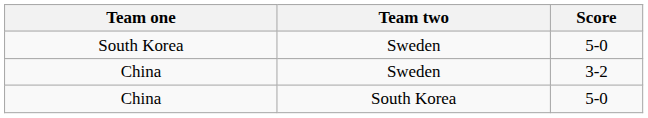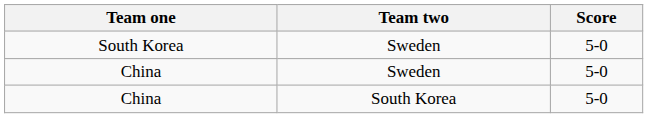(596, 71) 3-2 -> (596, 71) 5-0
